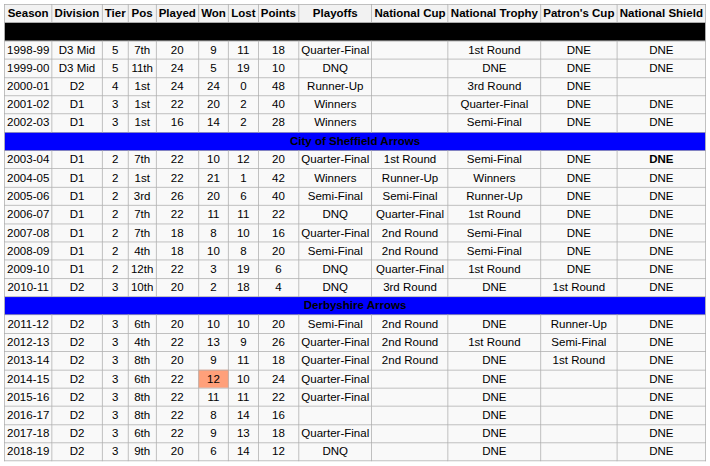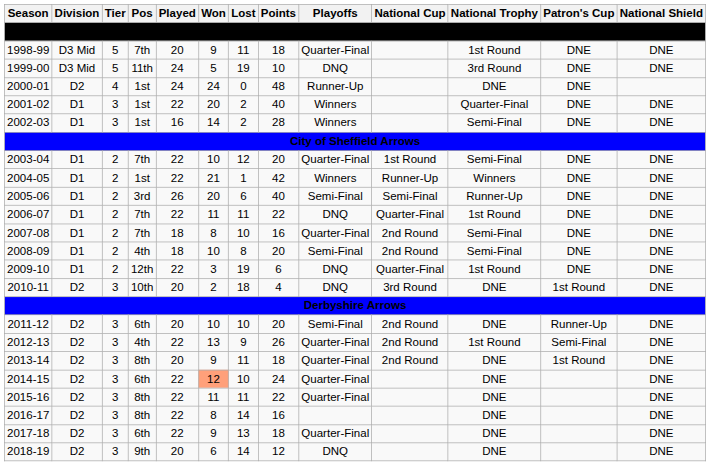(494, 68) DNE -> (494, 68) 3rd Round
(494, 86) 3rd Round -> (494, 86) DNE
(661, 159) bold -> (661, 159) normal
